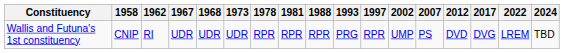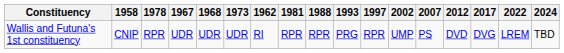columns swapped: (155, 12) <-> (265, 12)
